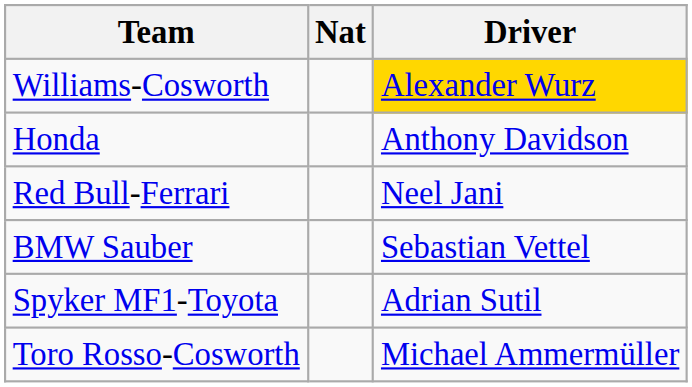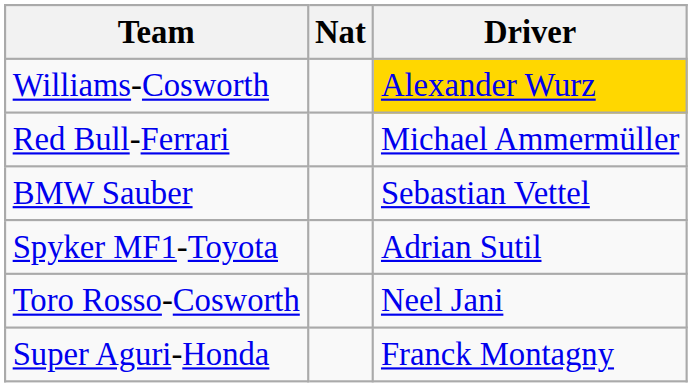- row: (56, 139)
(442, 193) Neel Jani -> (530, 139) Michael Ammermüller
(530, 354) Michael Ammermüller -> (442, 301) Neel Jani
+ row: (141, 354)
